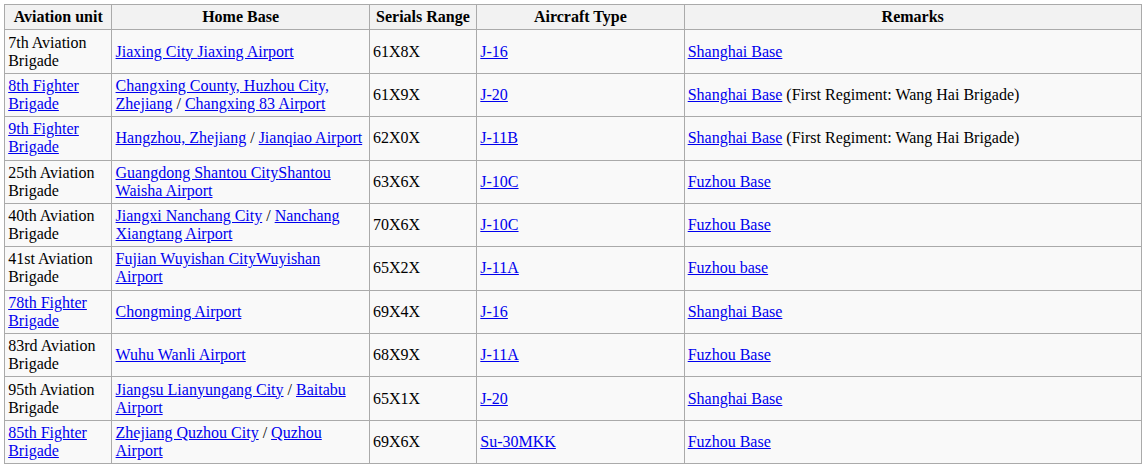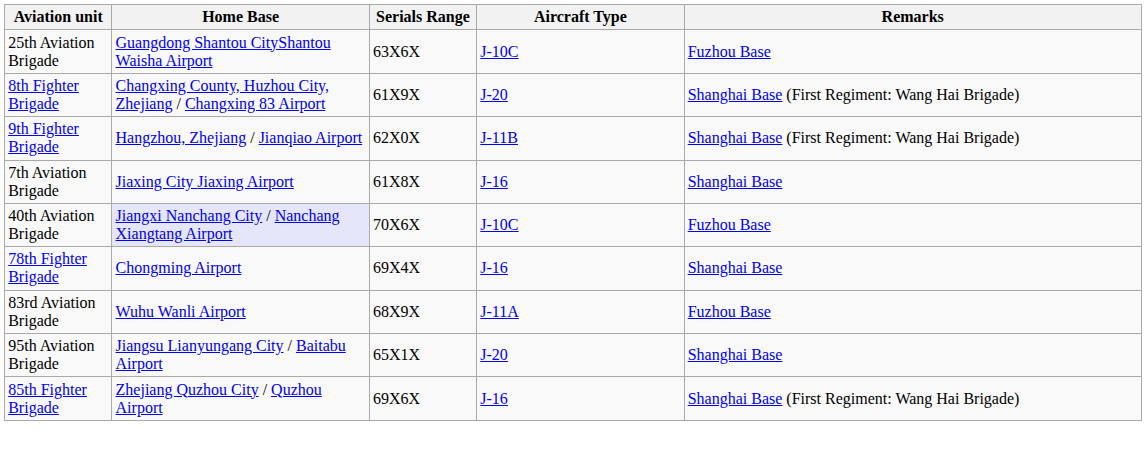rows swapped: (47, 51) <-> (51, 181)
(228, 225) no background -> (228, 225) lavender background
- row: (50, 268)
(518, 441) Su-30MKK -> (494, 398) J-16
(729, 441) Fuzhou Base -> (854, 398) Shanghai Base (First Regiment: Wang Hai Brigade)
